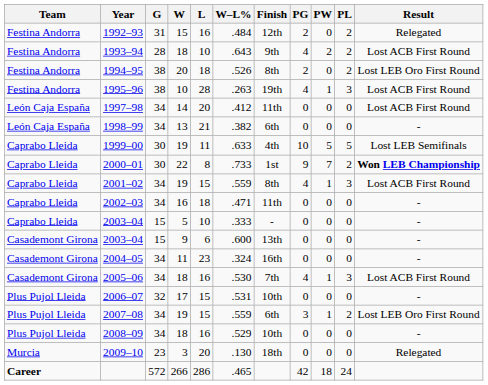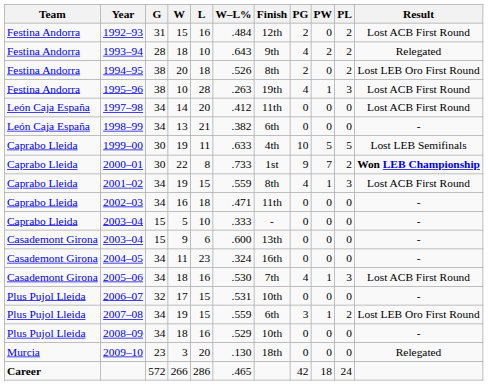(419, 32) Relegated -> (419, 32) Lost ACB First Round
(419, 51) Lost ACB First Round -> (419, 51) Relegated
